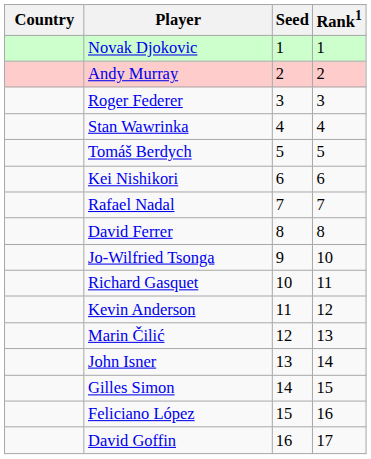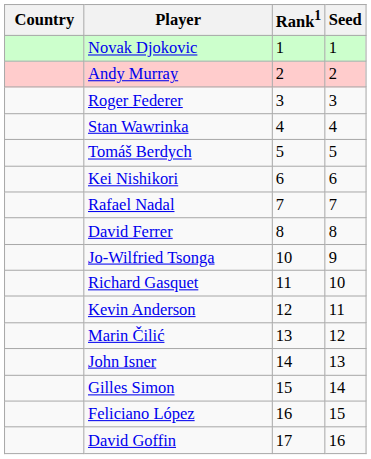columns swapped: (339, 19) <-> (292, 19)
